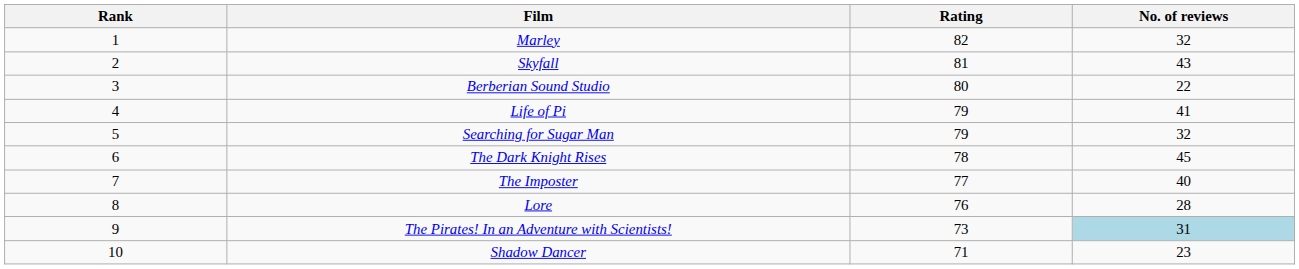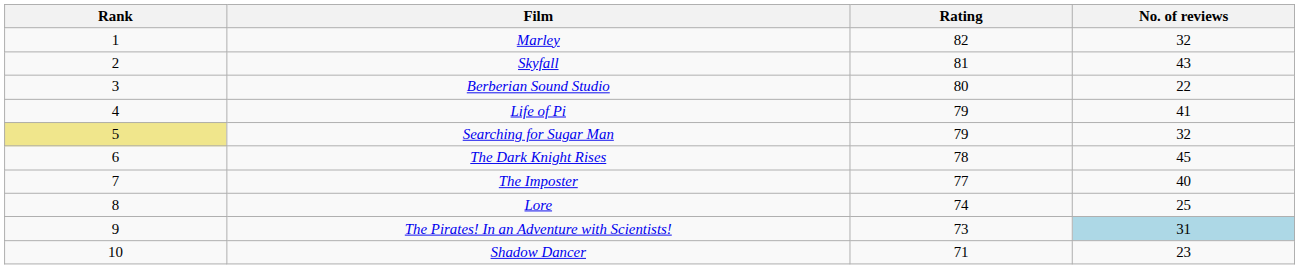(115, 134) no background -> (115, 134) khaki background
(961, 205) 76 -> (961, 205) 74
(1184, 205) 28 -> (1184, 205) 25
